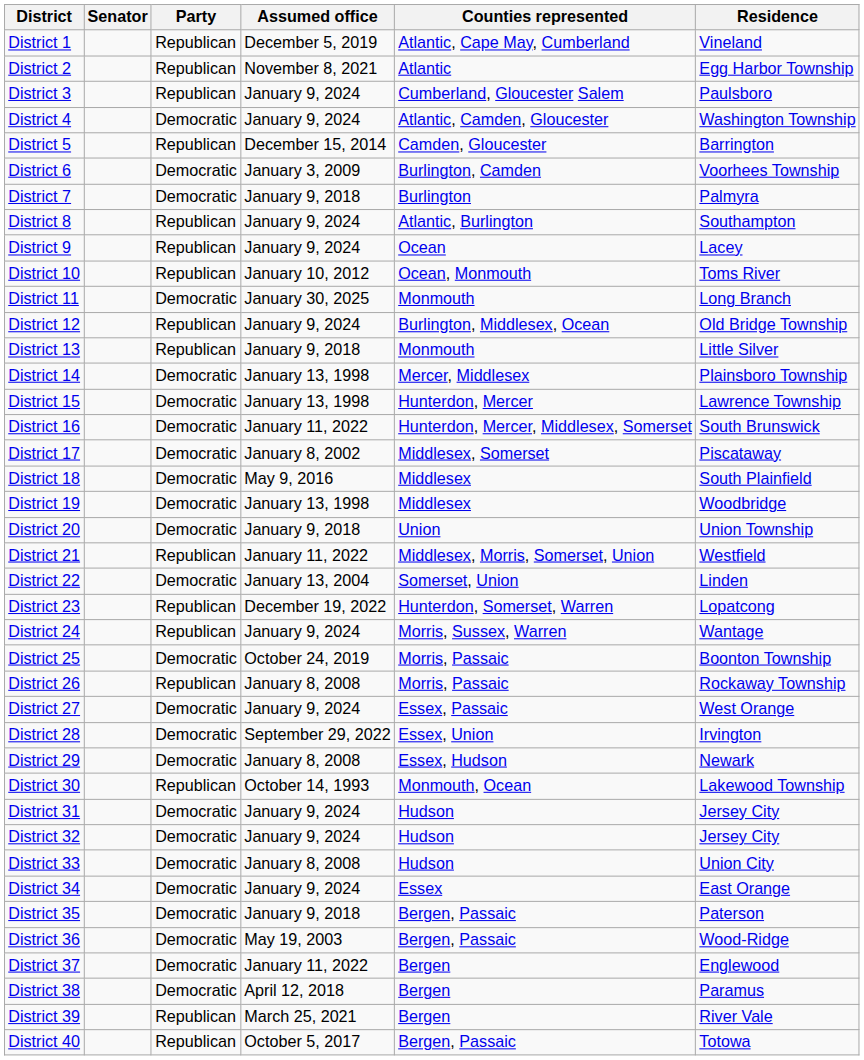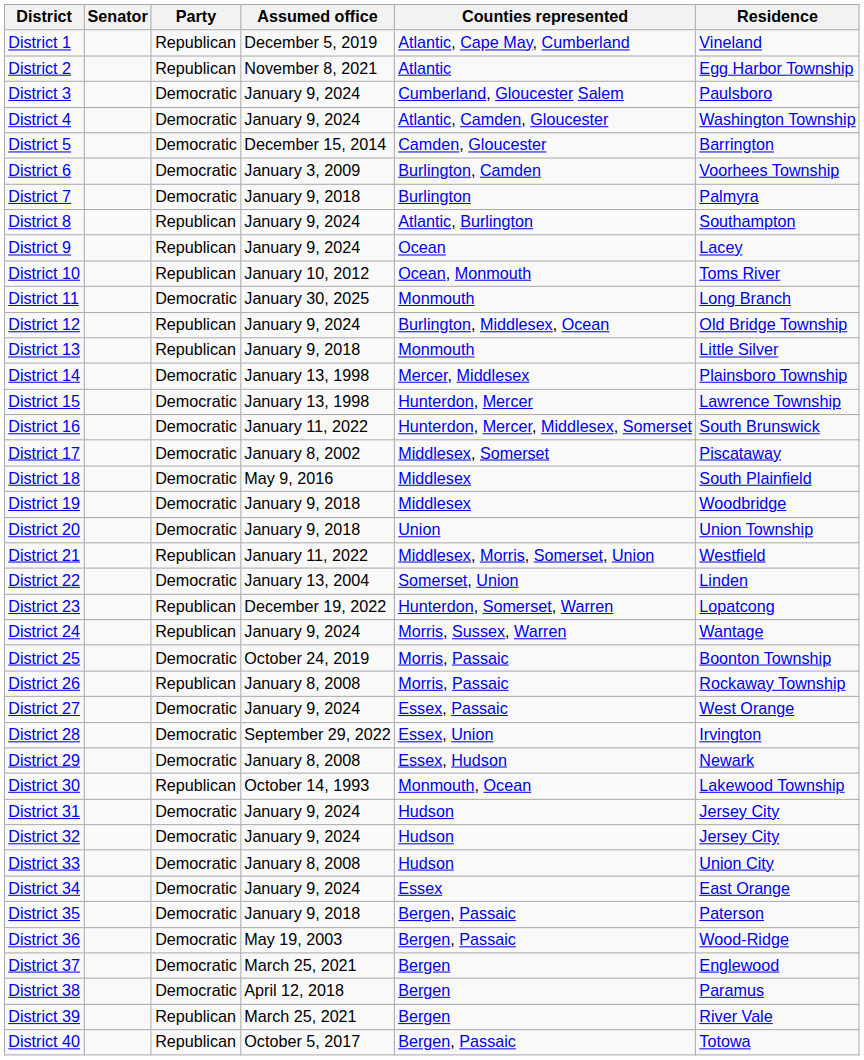(196, 94) Republican -> (196, 94) Democratic
(196, 145) Republican -> (196, 145) Democratic
(307, 504) January 13, 1998 -> (302, 504) January 9, 2018
(306, 965) January 11, 2022 -> (300, 965) March 25, 2021
